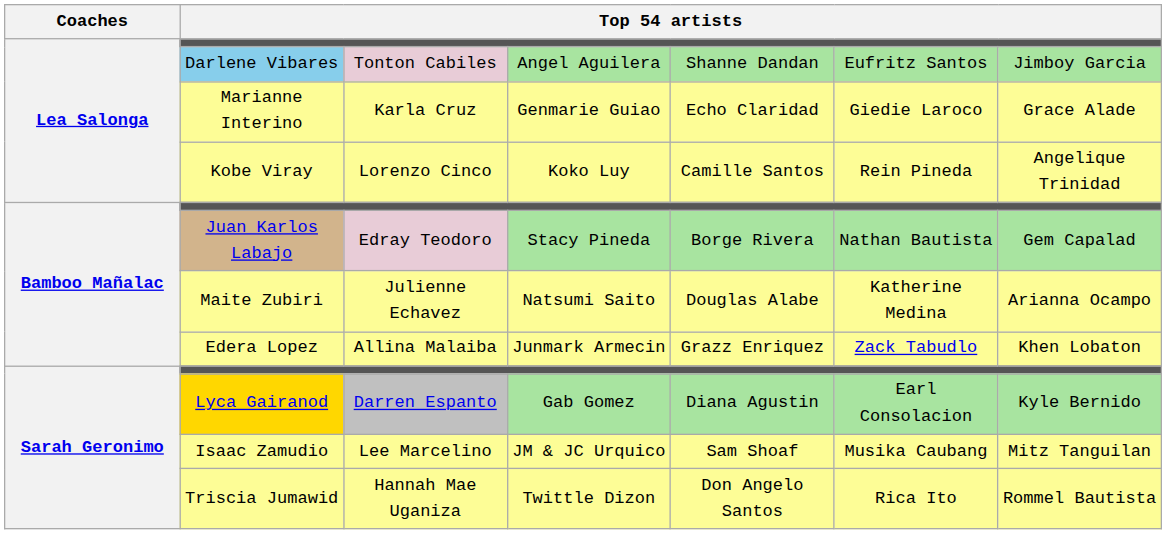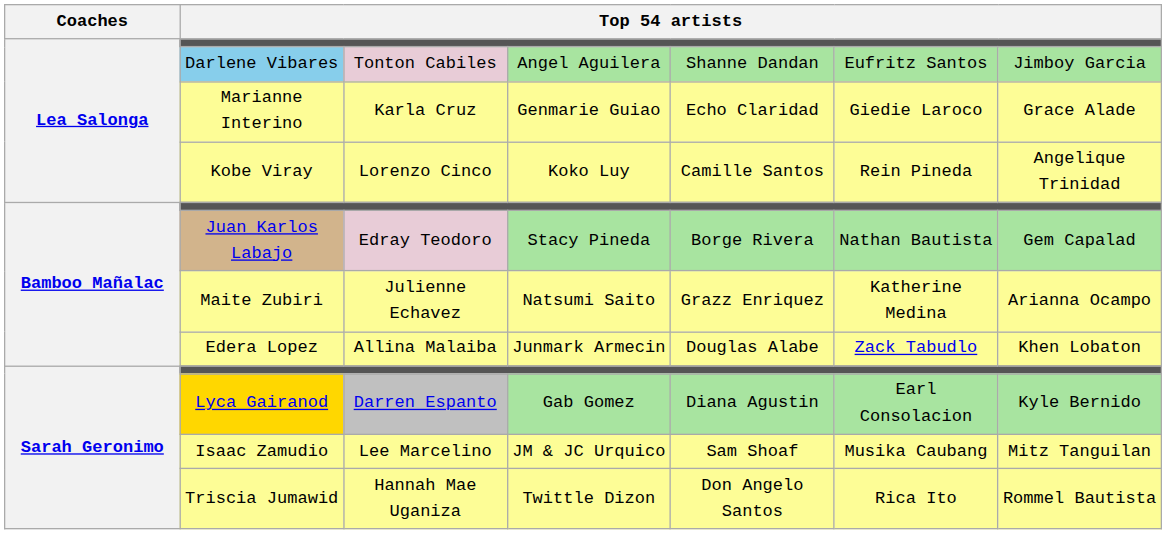(752, 301) Douglas Alabe -> (752, 301) Grazz Enriquez
(752, 348) Grazz Enriquez -> (752, 348) Douglas Alabe
